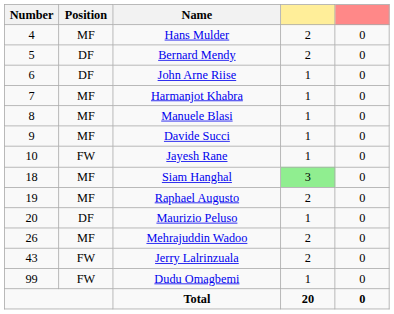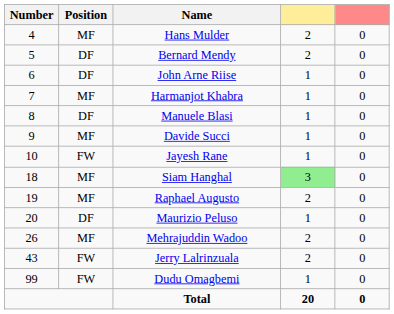(86, 116) MF -> (86, 116) DF
